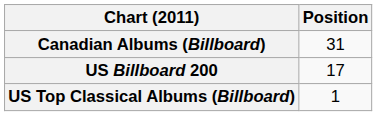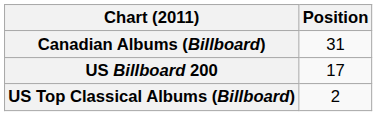(335, 96) 1 -> (335, 96) 2
